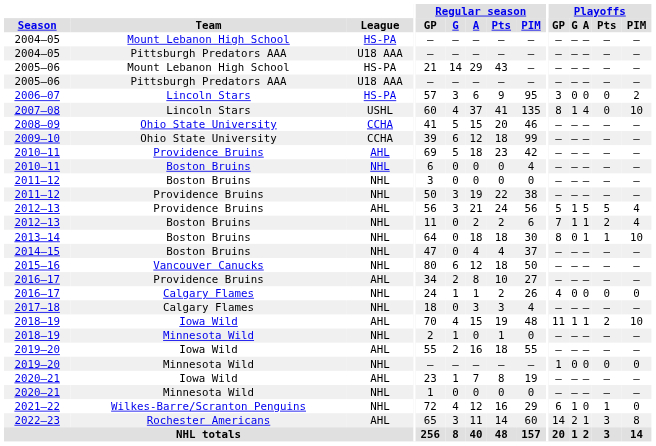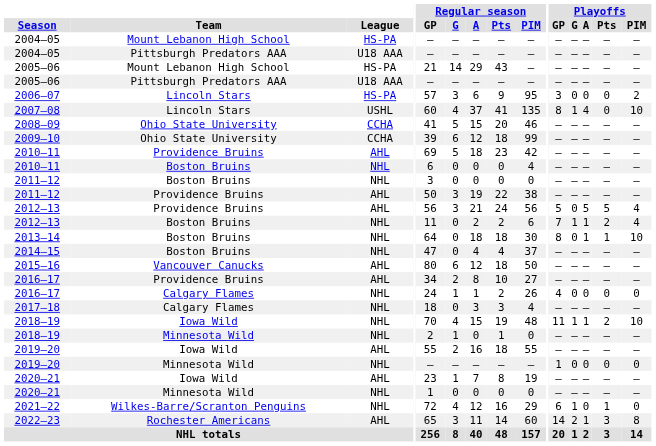(380, 194) NHL -> (380, 194) AHL
(575, 209) 1 -> (575, 209) 0
(380, 265) NHL -> (380, 265) AHL
(380, 321) AHL -> (380, 321) NHL
